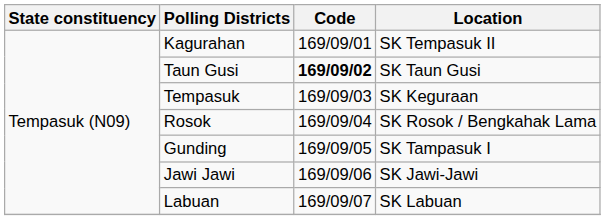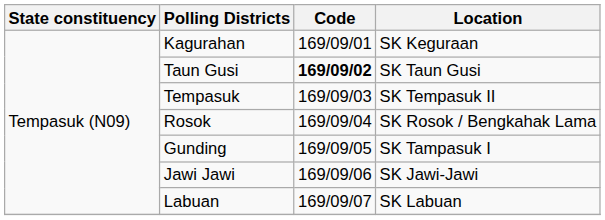(438, 43) SK Tempasuk II -> (429, 43) SK Keguraan
(429, 96) SK Keguraan -> (438, 96) SK Tempasuk II
